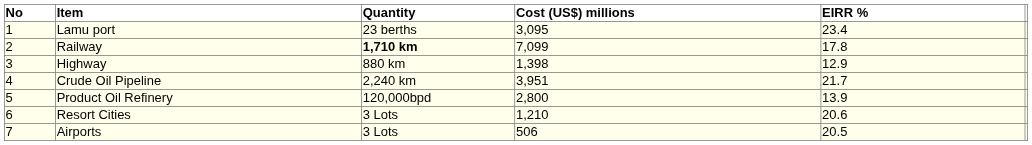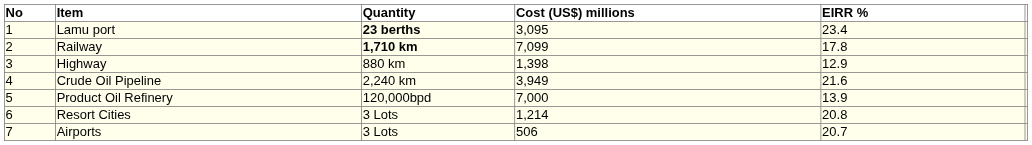(390, 30) normal -> (392, 30) bold
(532, 81) 3,951 -> (532, 81) 3,949
(835, 81) 21.7 -> (835, 81) 21.6
(532, 98) 2,800 -> (532, 98) 7,000
(532, 115) 1,210 -> (532, 115) 1,214
(835, 115) 20.6 -> (835, 115) 20.8
(835, 132) 20.5 -> (835, 132) 20.7
